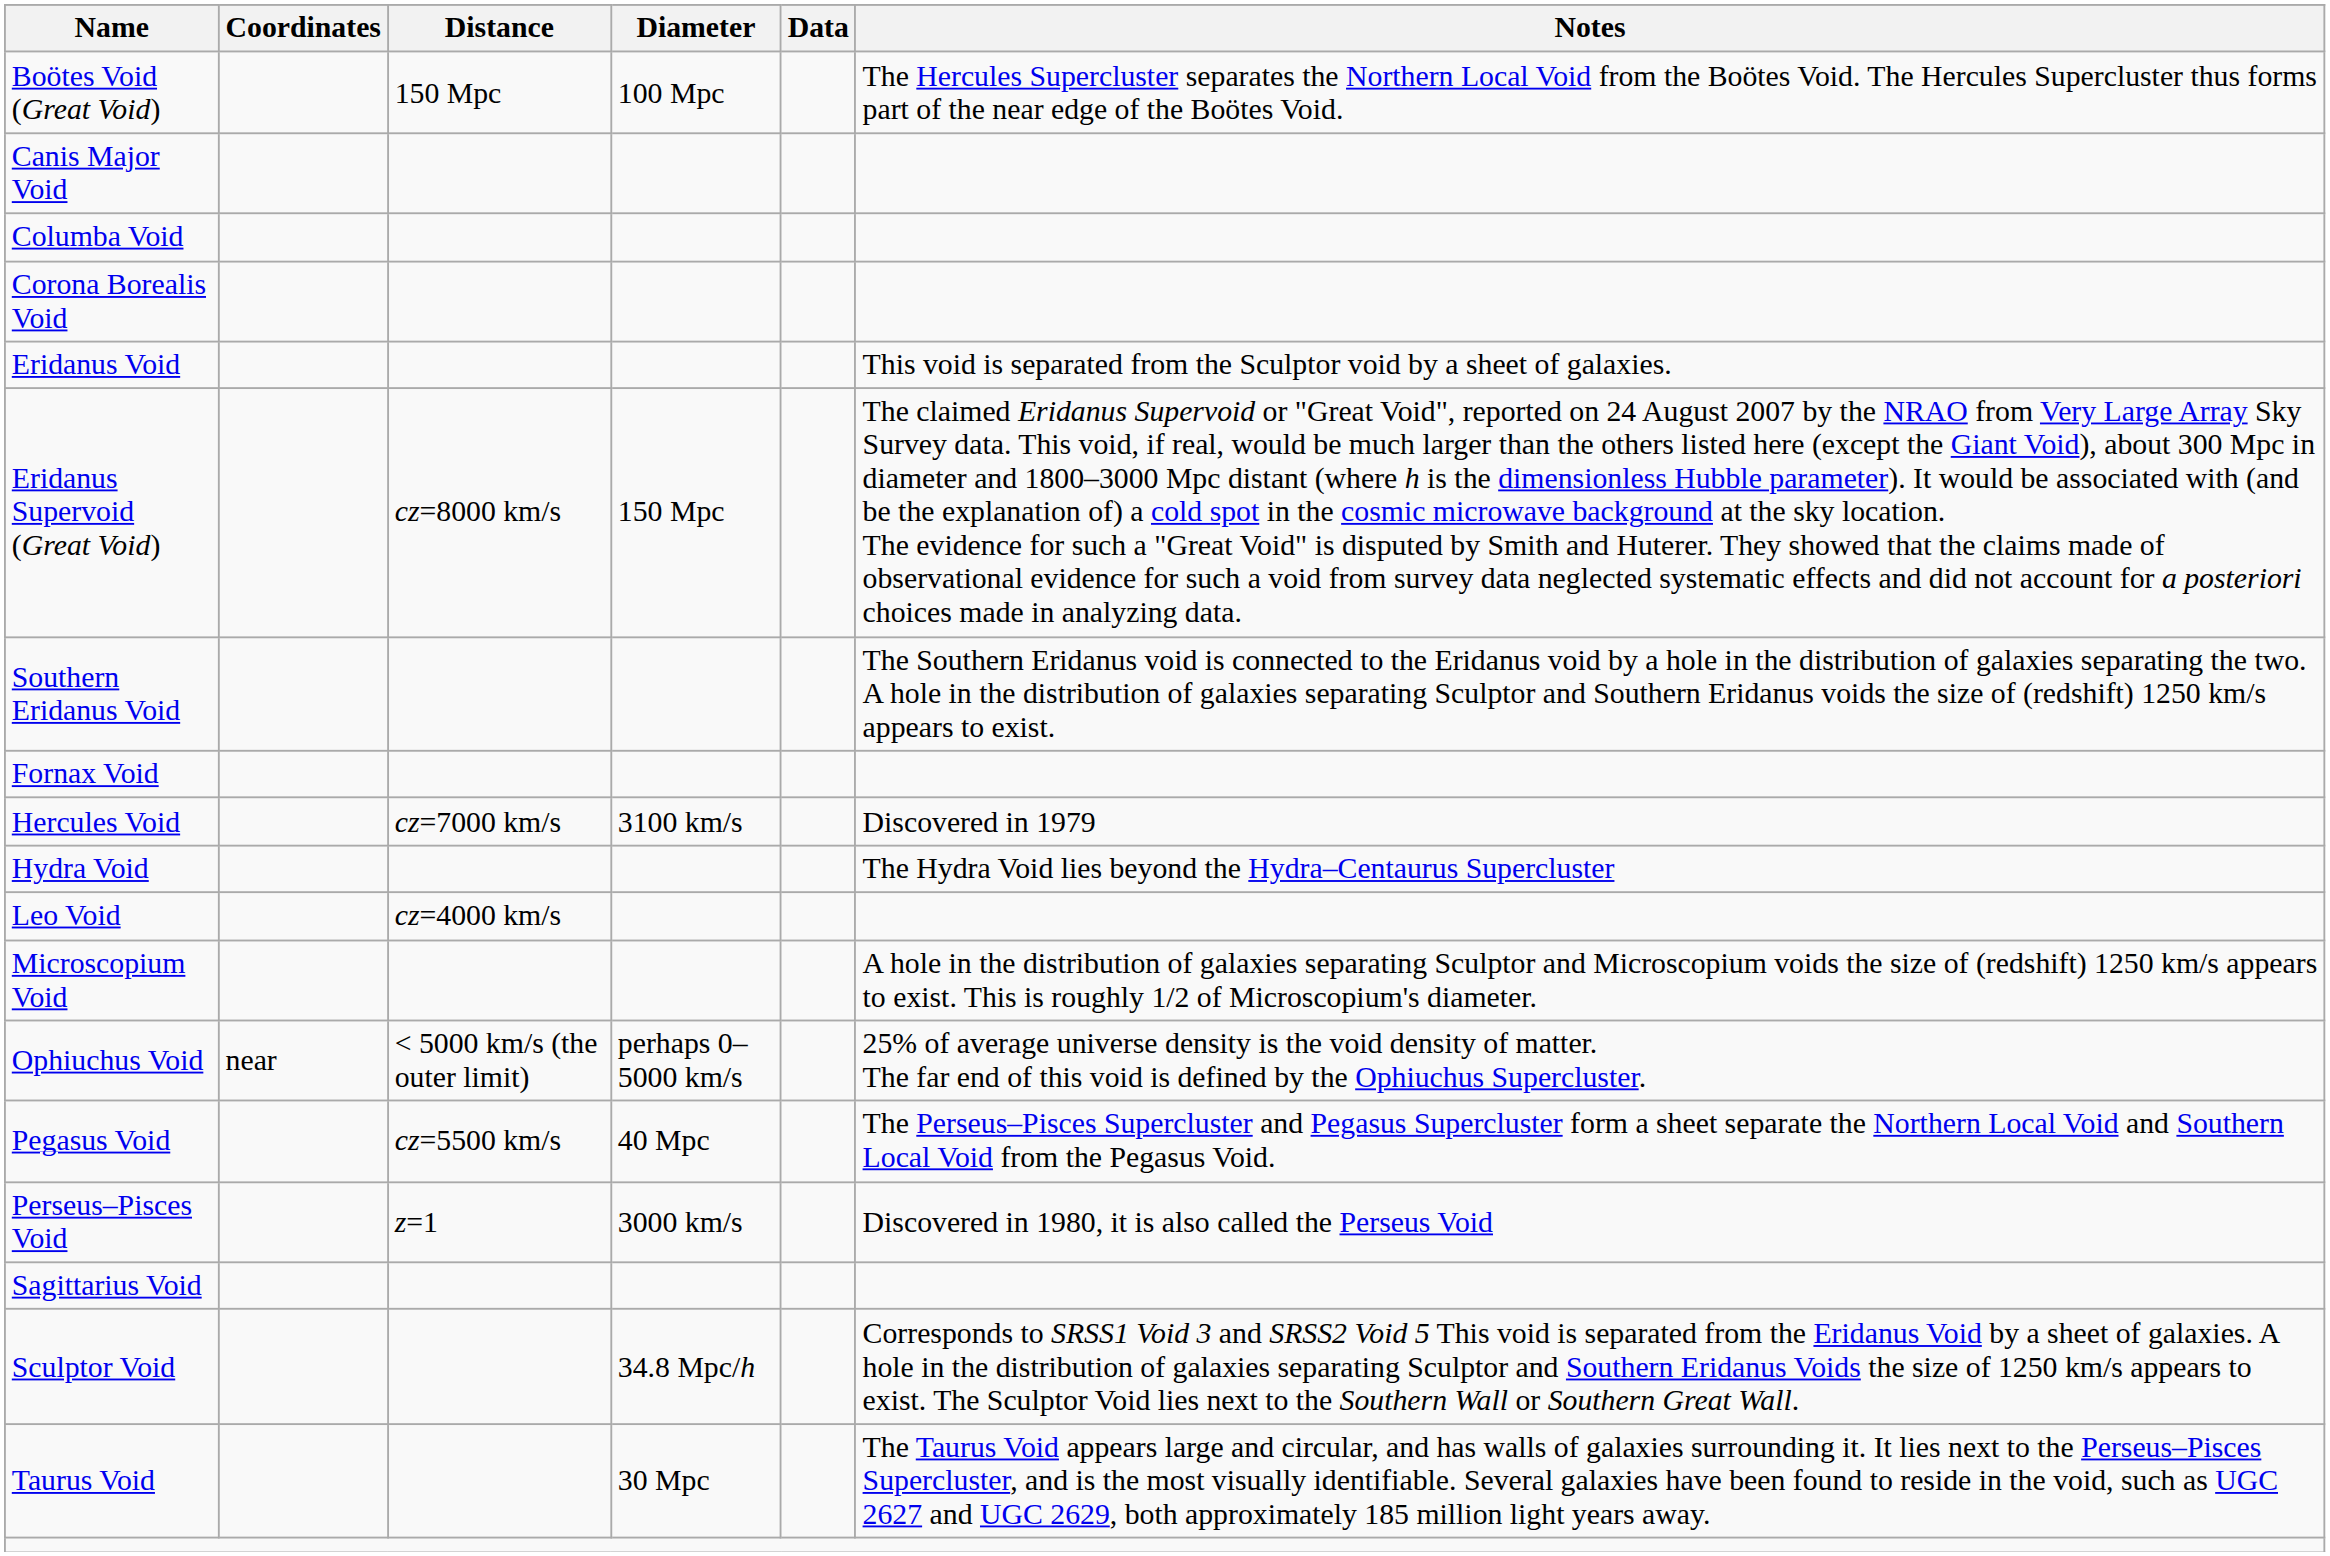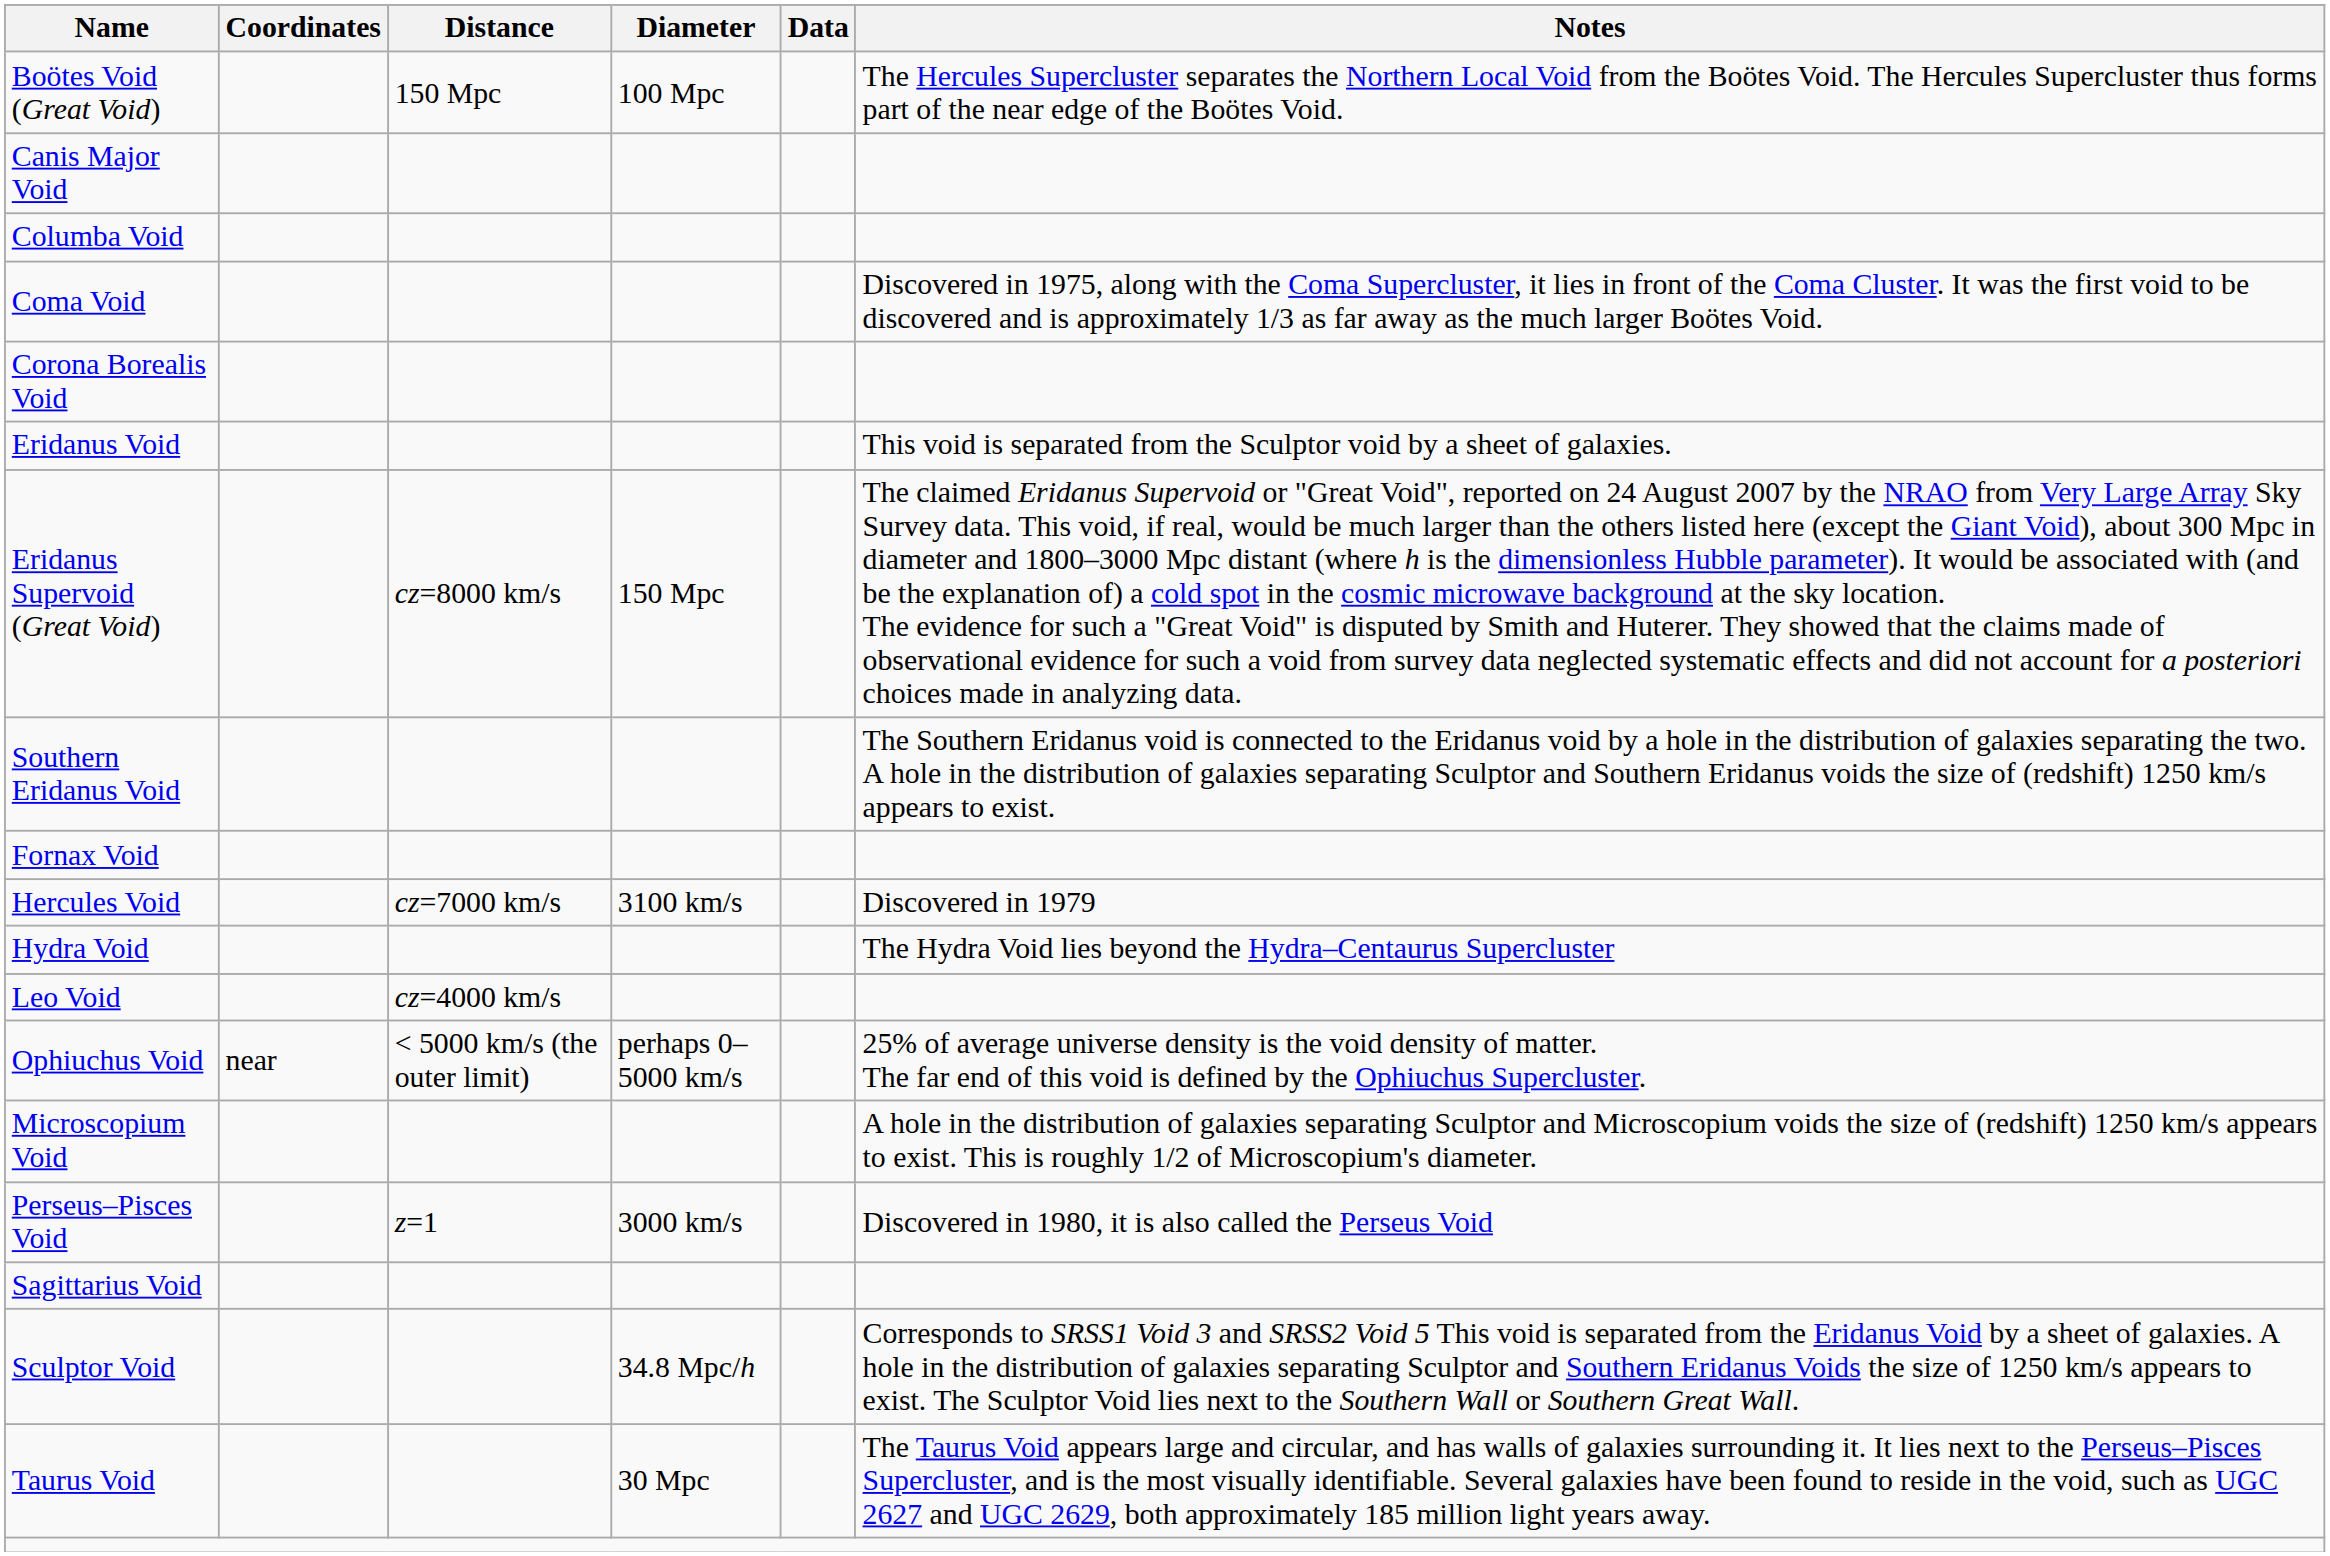+ row: (79, 300)
rows swapped: (99, 979) <-> (108, 1060)
- row: (91, 1140)
